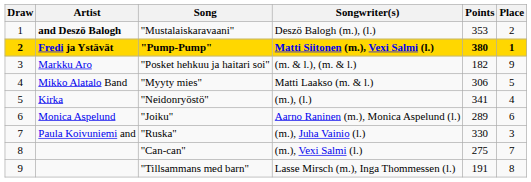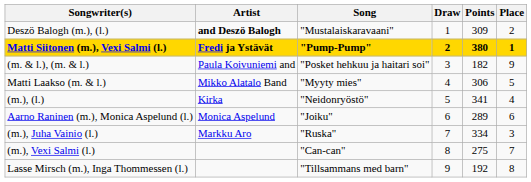columns swapped: (20, 13) <-> (368, 13)
(480, 30) 353 -> (480, 30) 309
(65, 64) Markku Aro -> (247, 64) Paula Koivuniemi and
(87, 133) Paula Koivuniemi and -> (225, 133) Markku Aro
(480, 133) 330 -> (480, 133) 334
(480, 168) 191 -> (480, 168) 192
